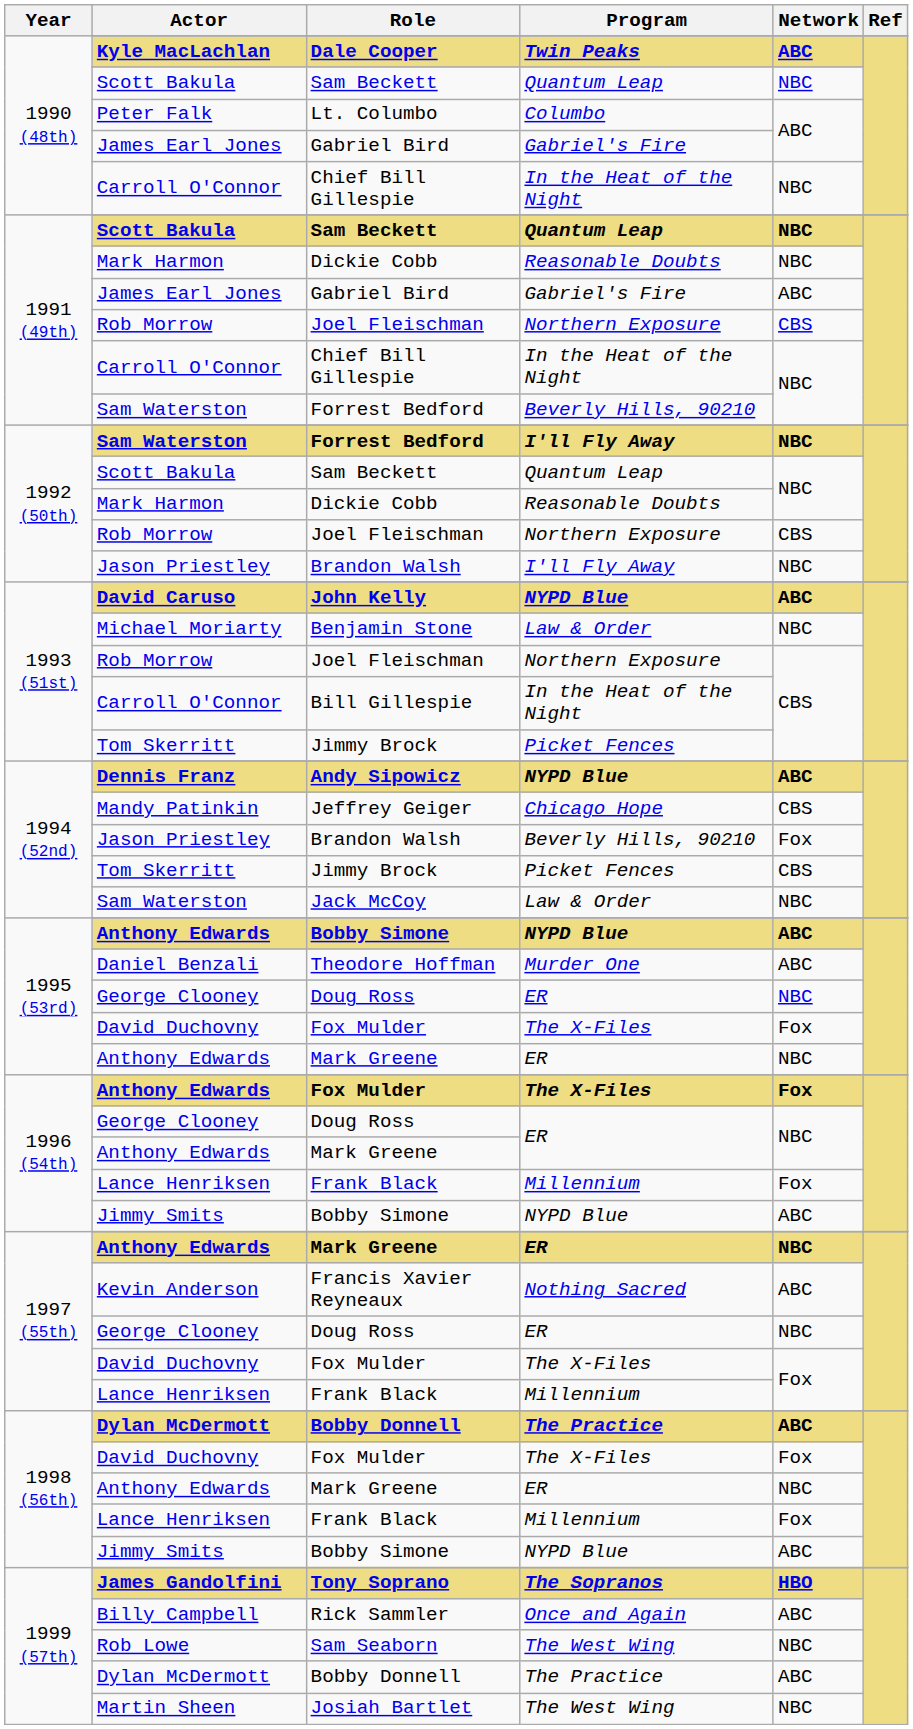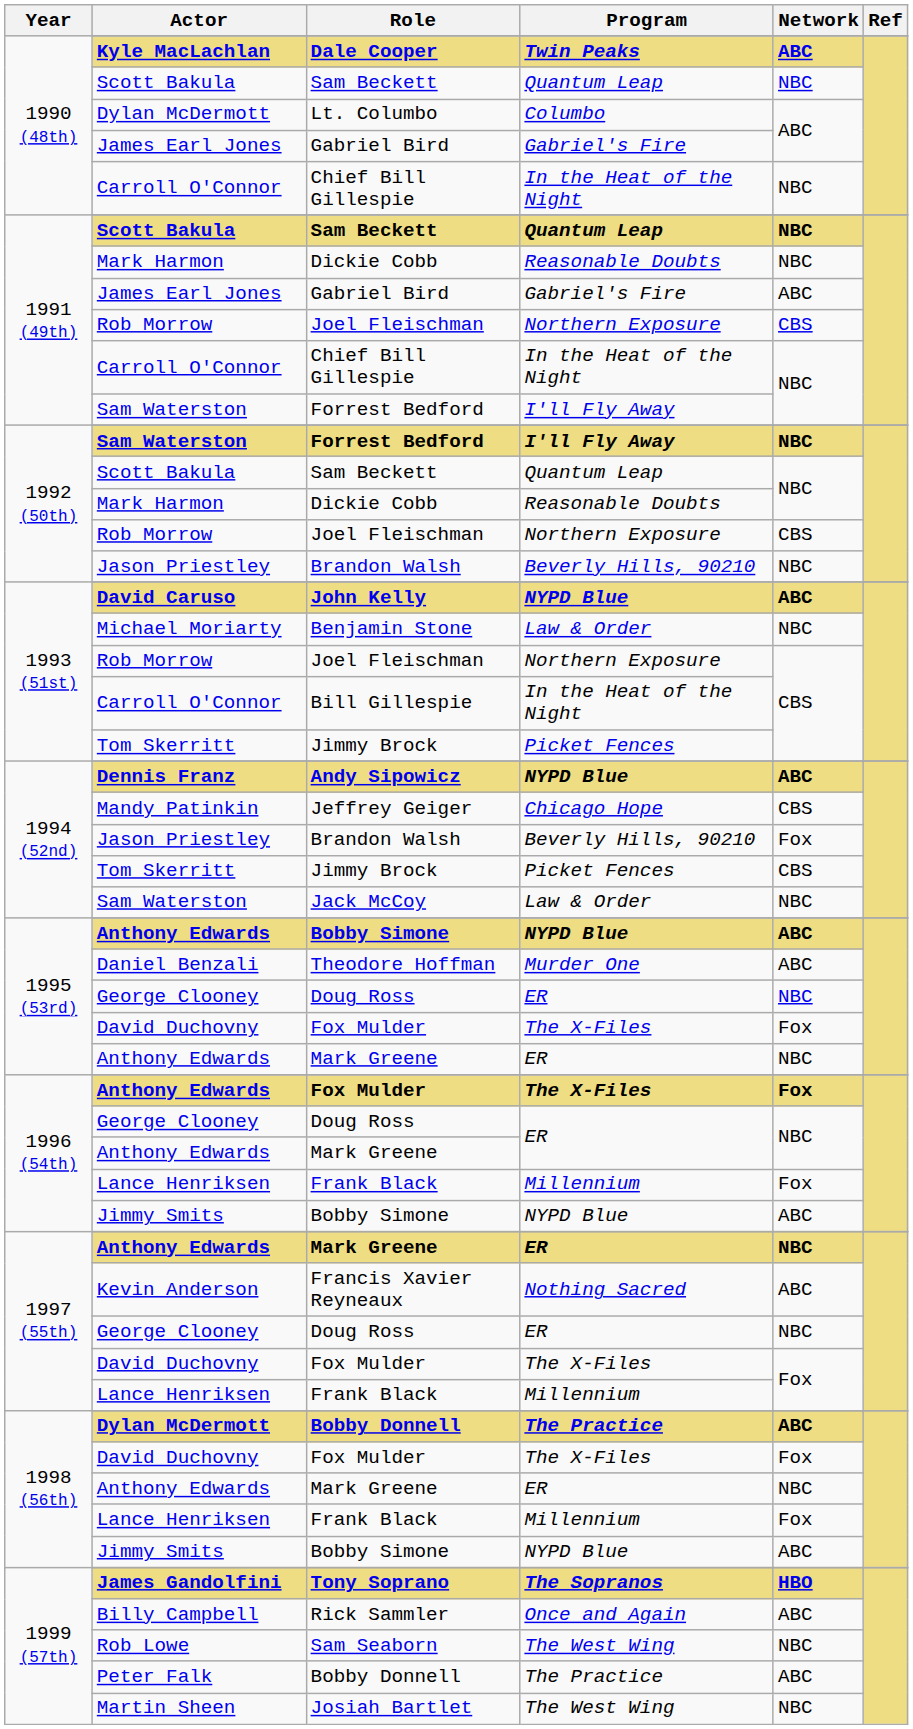(155, 114) Peter Falk -> (183, 114) Dylan McDermott
(640, 410) Beverly Hills, 90210 -> (599, 410) I'll Fly Away
(599, 567) I'll Fly Away -> (640, 567) Beverly Hills, 90210
(183, 1677) Dylan McDermott -> (155, 1677) Peter Falk
